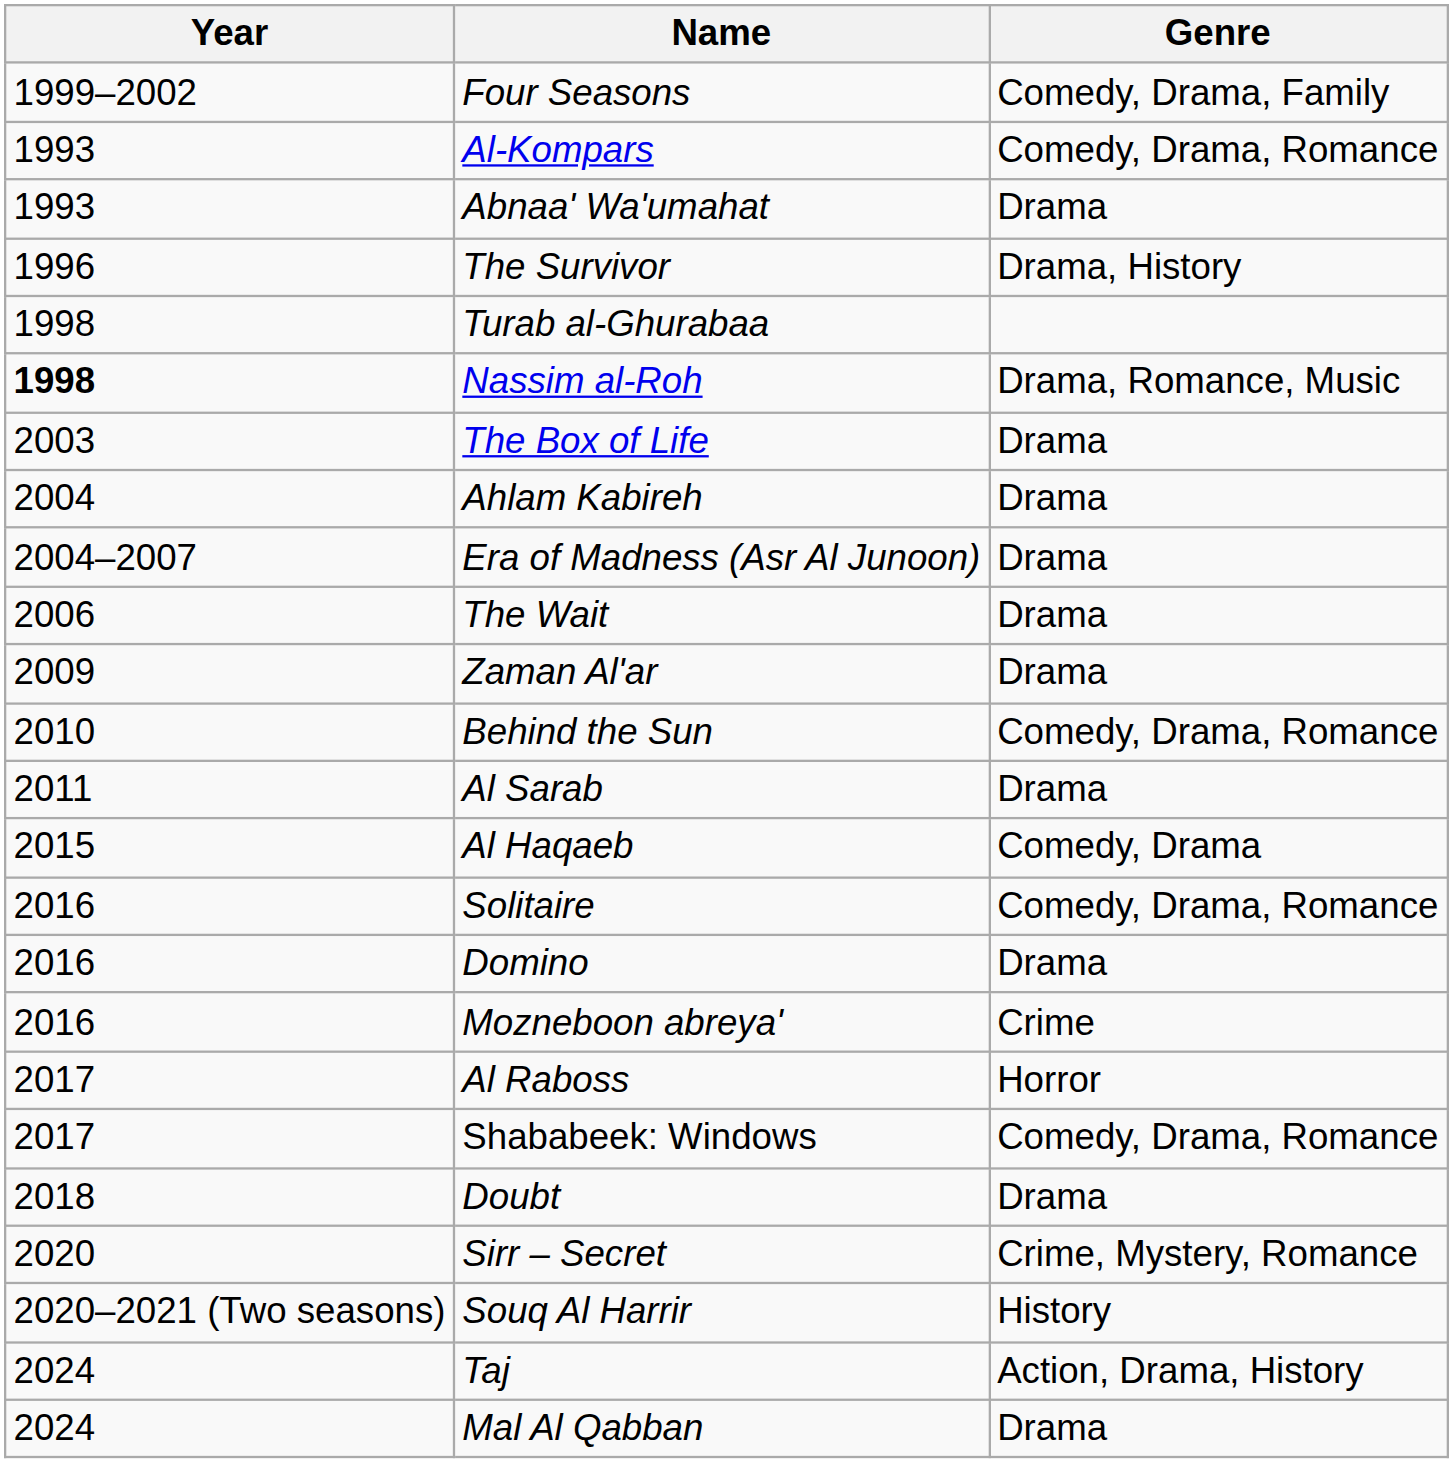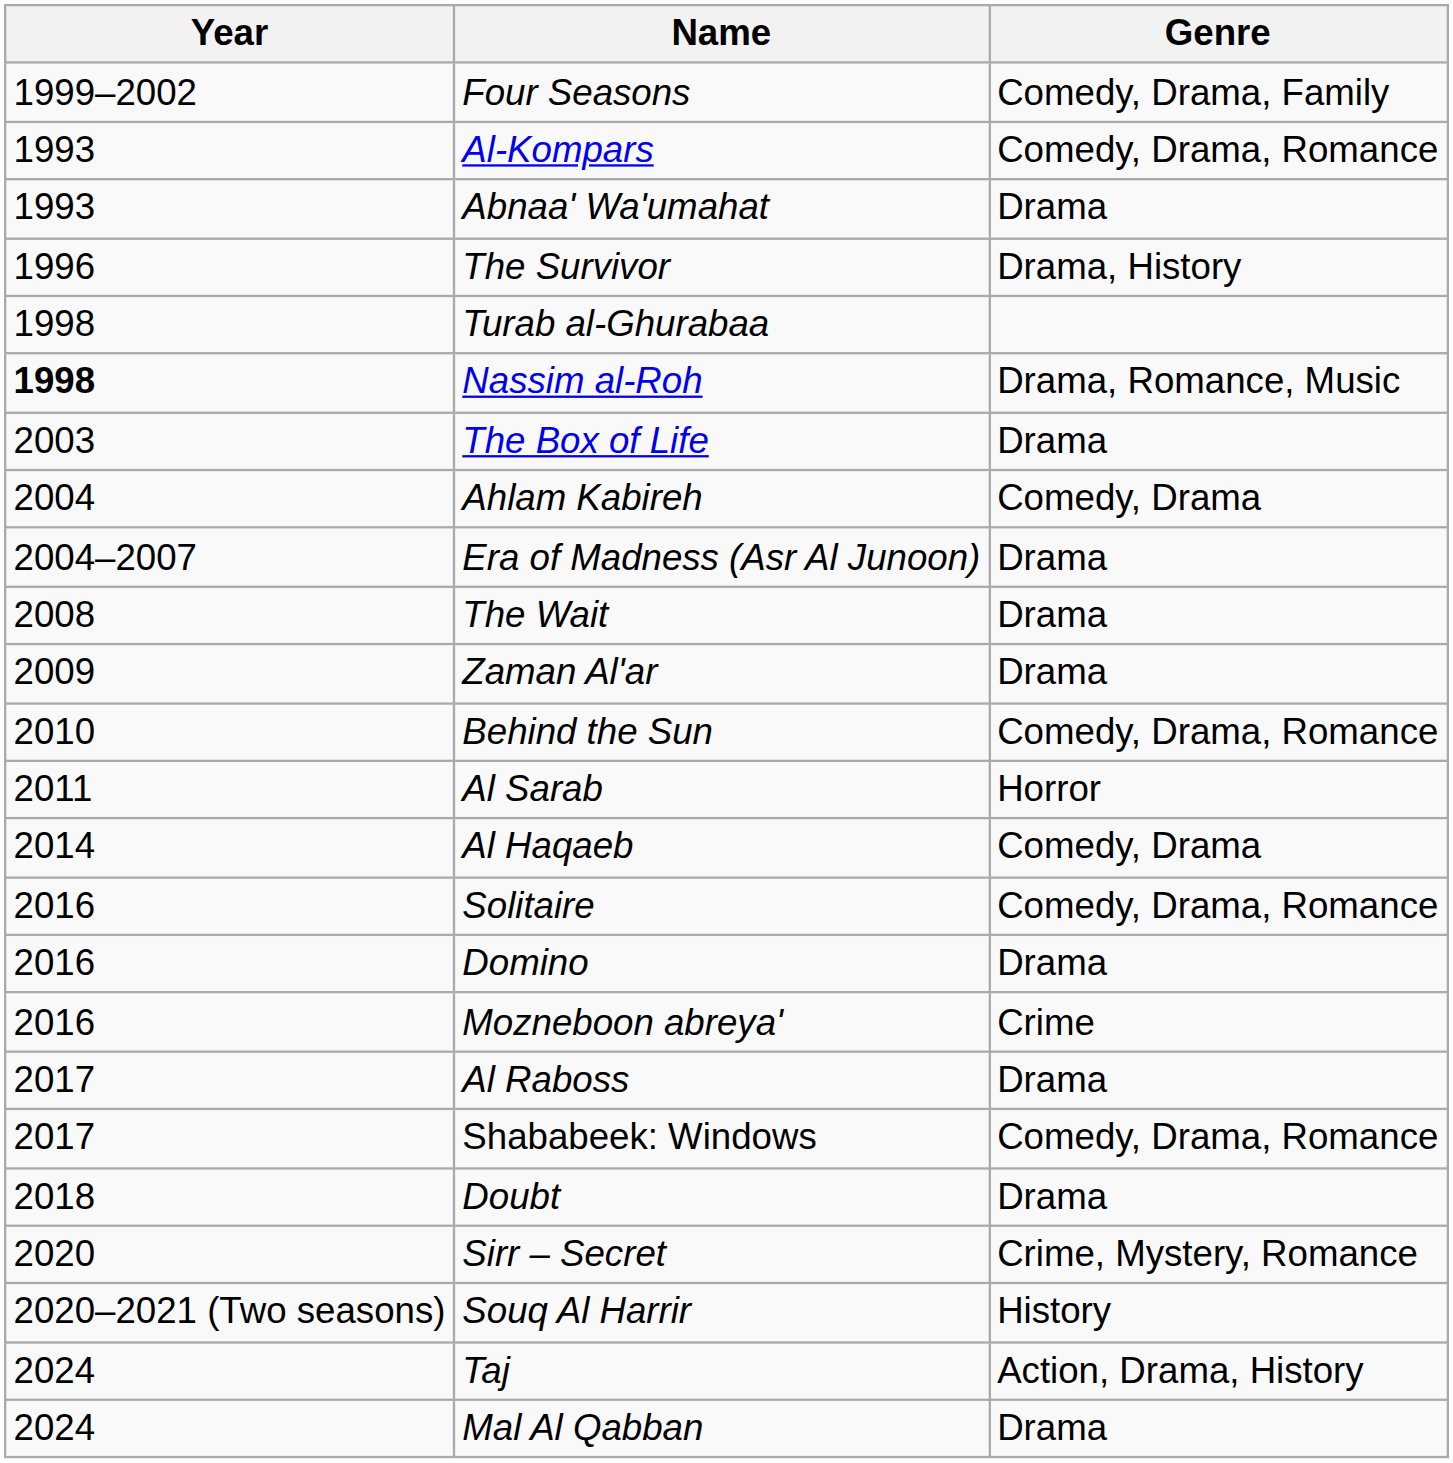(1052, 498) Drama -> (1129, 498) Comedy, Drama
(54, 614) 2006 -> (54, 614) 2008
(1052, 788) Drama -> (1049, 788) Horror
(54, 847) 2015 -> (54, 847) 2014
(1049, 1079) Horror -> (1052, 1079) Drama
